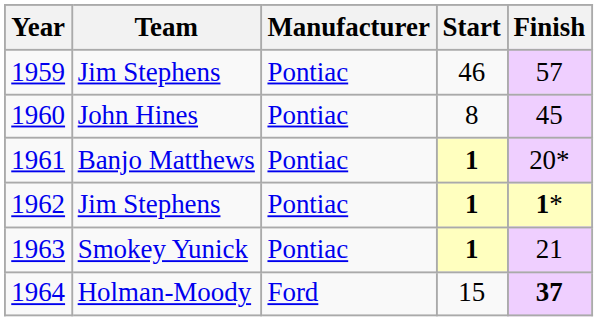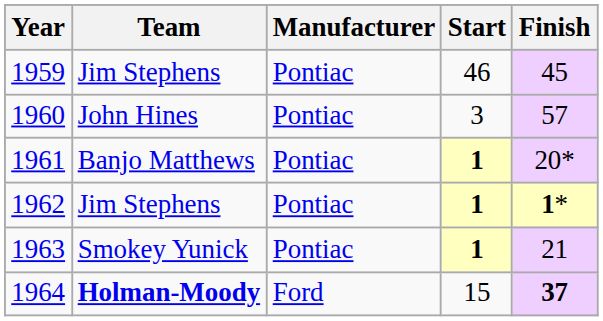(549, 71) 57 -> (555, 71) 45
(472, 115) 8 -> (477, 115) 3
(549, 115) 45 -> (555, 115) 57
(164, 293) normal -> (169, 293) bold
